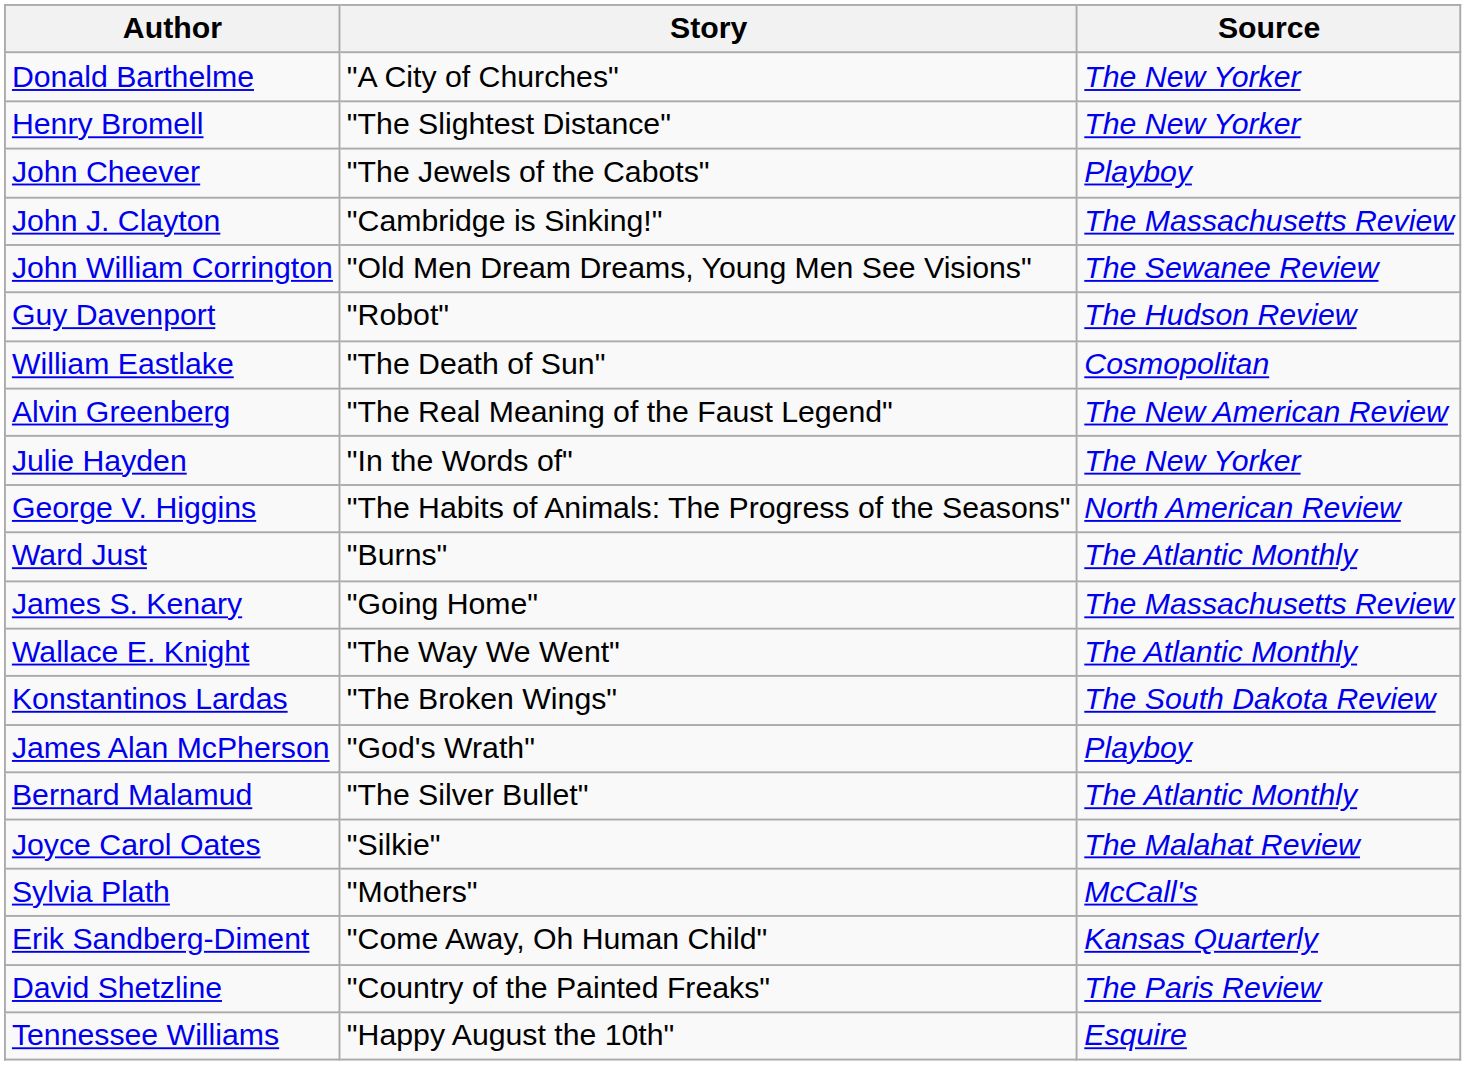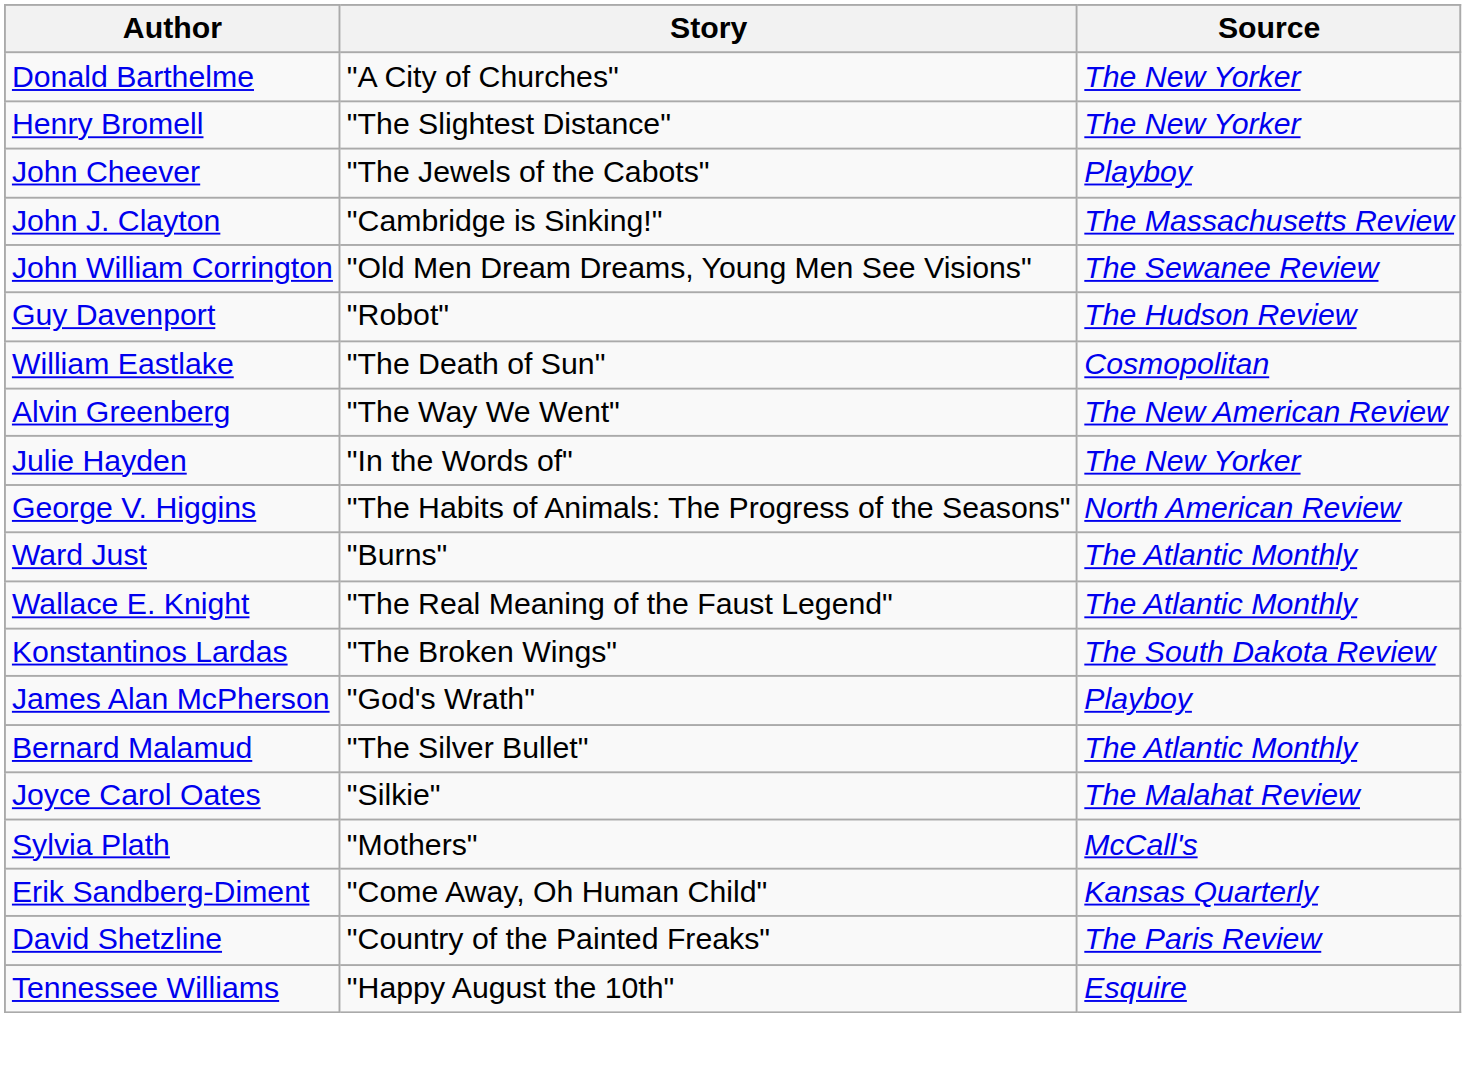(620, 412) "The Real Meaning of the Faust Legend" -> (483, 412) "The Way We Went"
- row: (127, 603)
(483, 651) "The Way We Went" -> (620, 603) "The Real Meaning of the Faust Legend"
